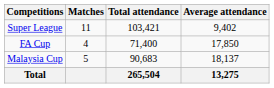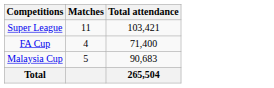- column: (225, 12)
